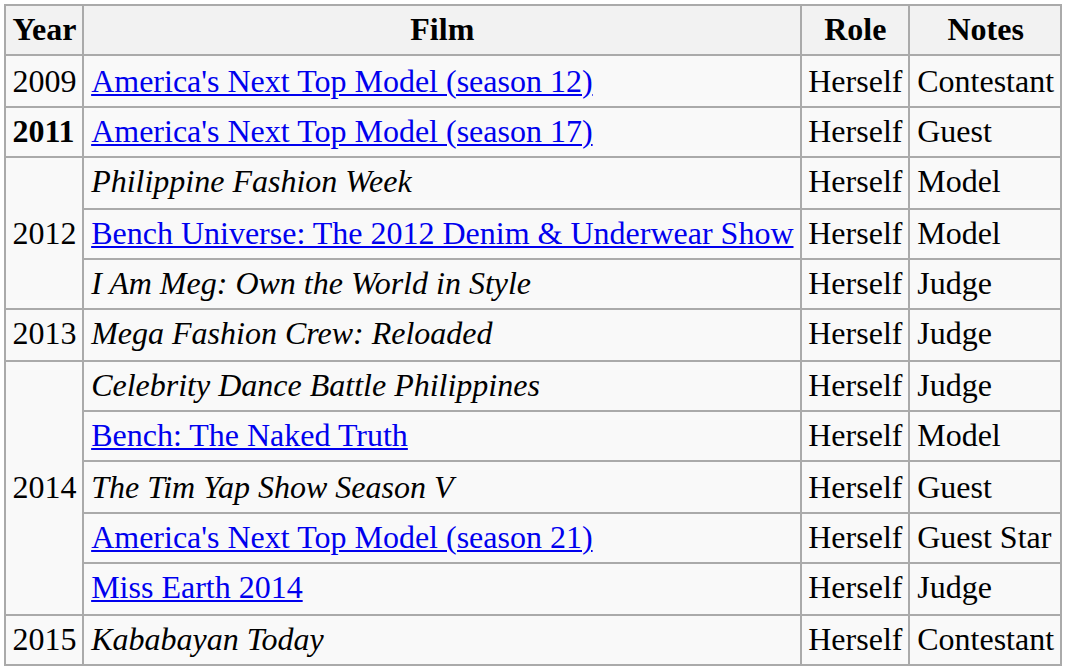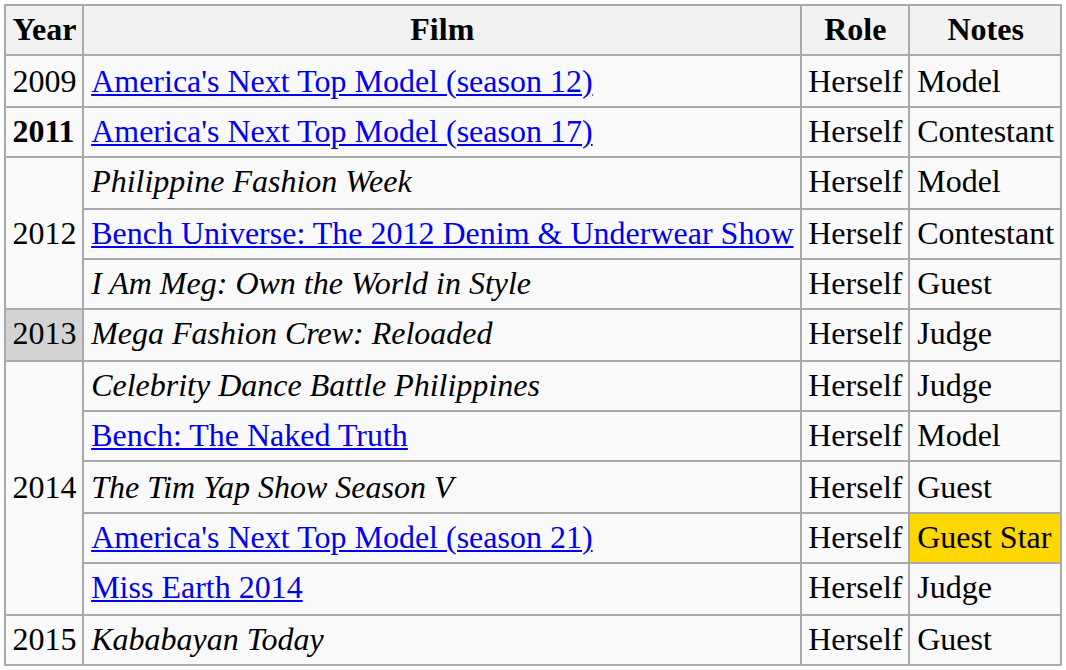(986, 80) Contestant -> (959, 80) Model
(955, 131) Guest -> (986, 131) Contestant
(959, 232) Model -> (986, 232) Contestant
(955, 283) Judge -> (955, 283) Guest
(44, 334) no background -> (44, 334) lightgrey background
(984, 537) no background -> (984, 537) gold background
(986, 638) Contestant -> (955, 638) Guest
